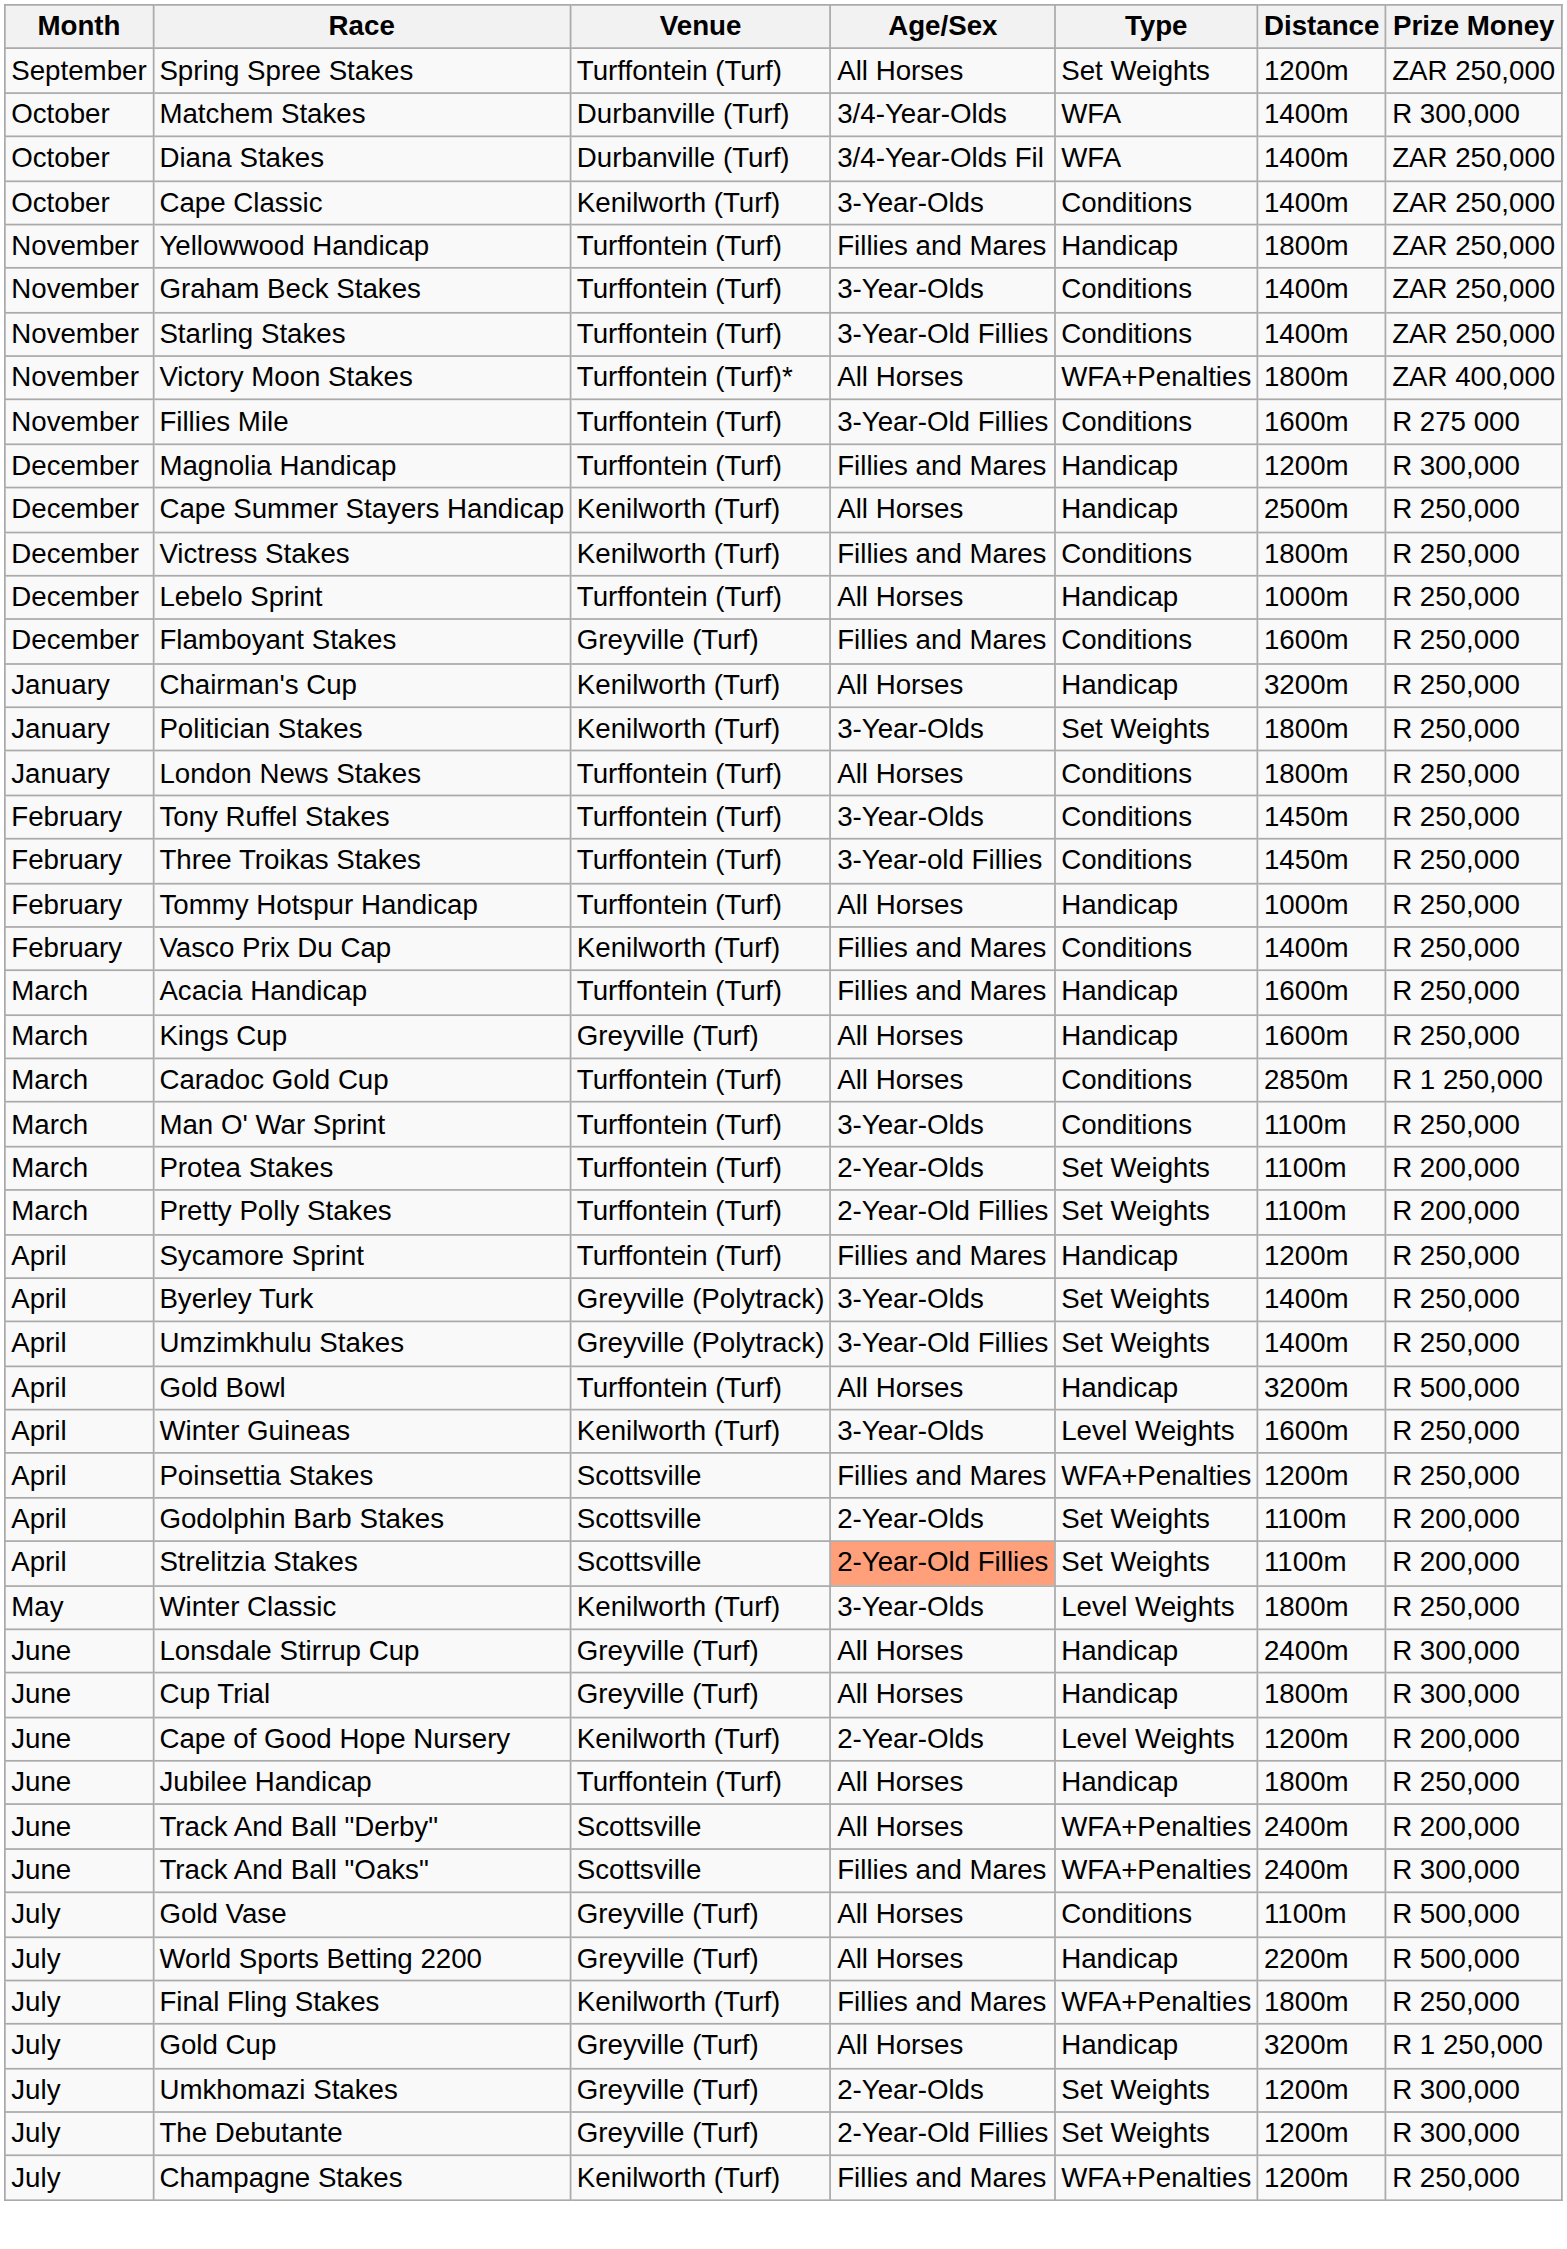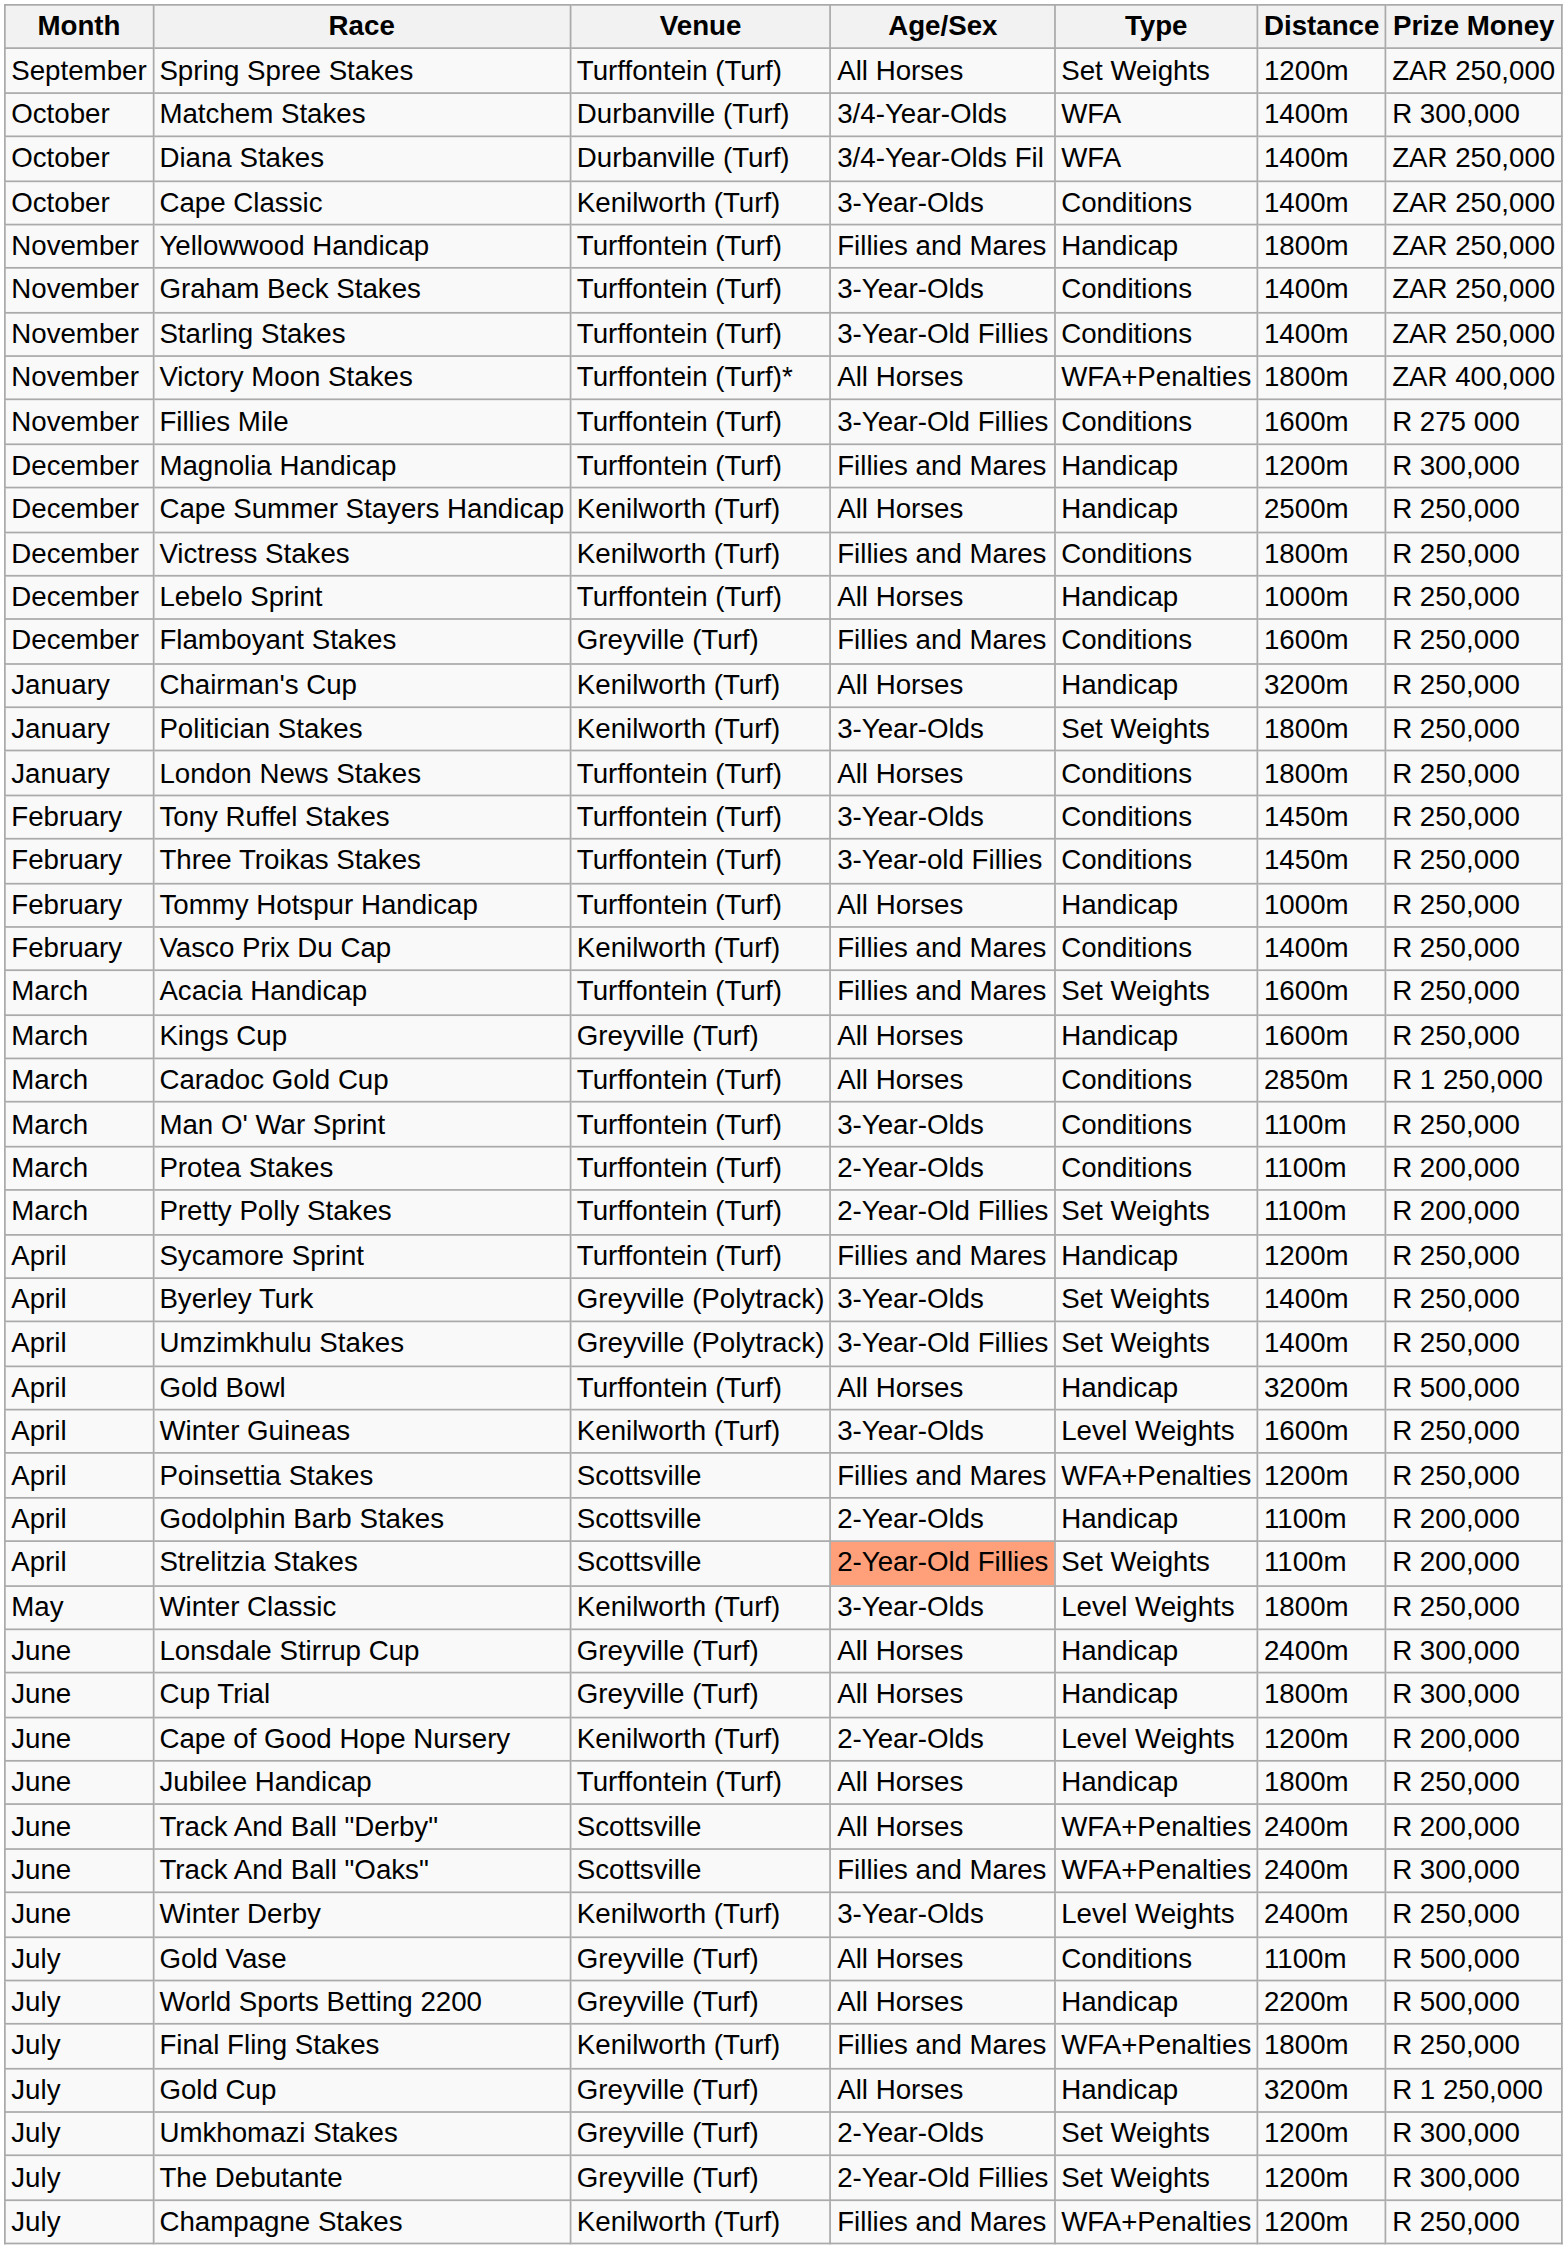(1120, 992) Handicap -> (1136, 992) Set Weights
(1136, 1167) Set Weights -> (1127, 1167) Conditions
(1136, 1519) Set Weights -> (1120, 1519) Handicap
+ row: (240, 1914)
